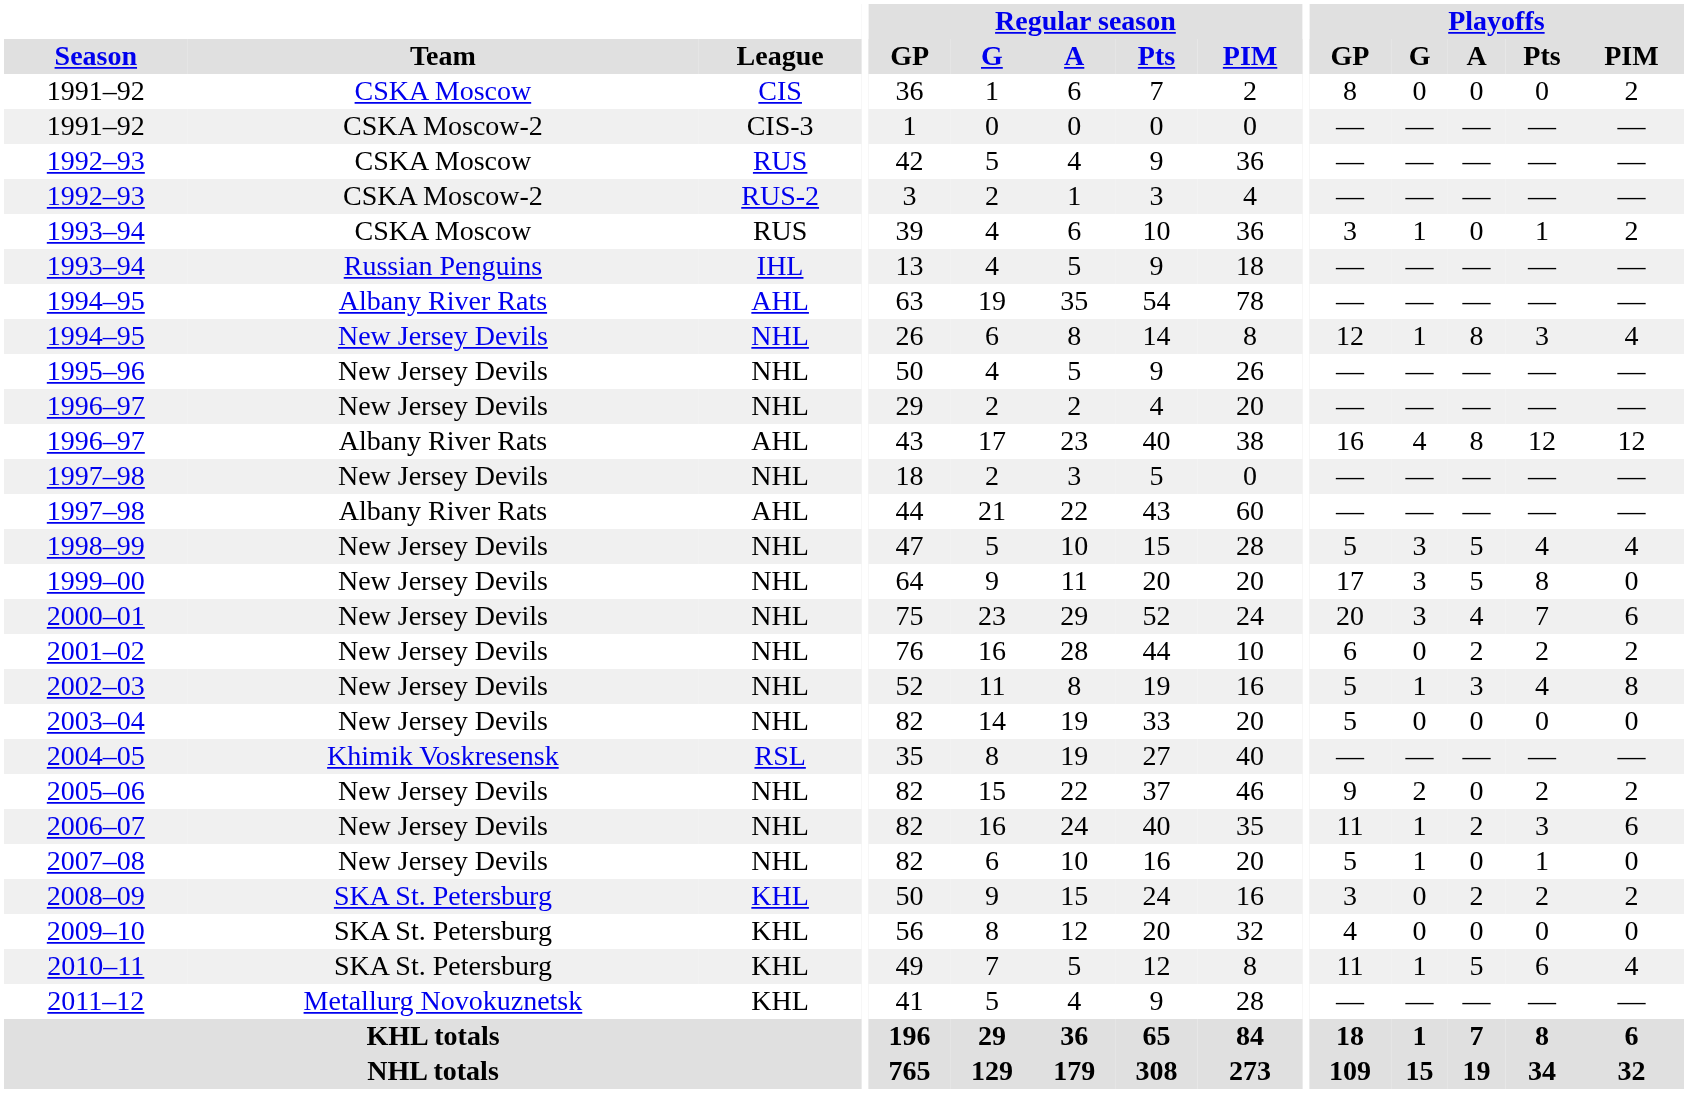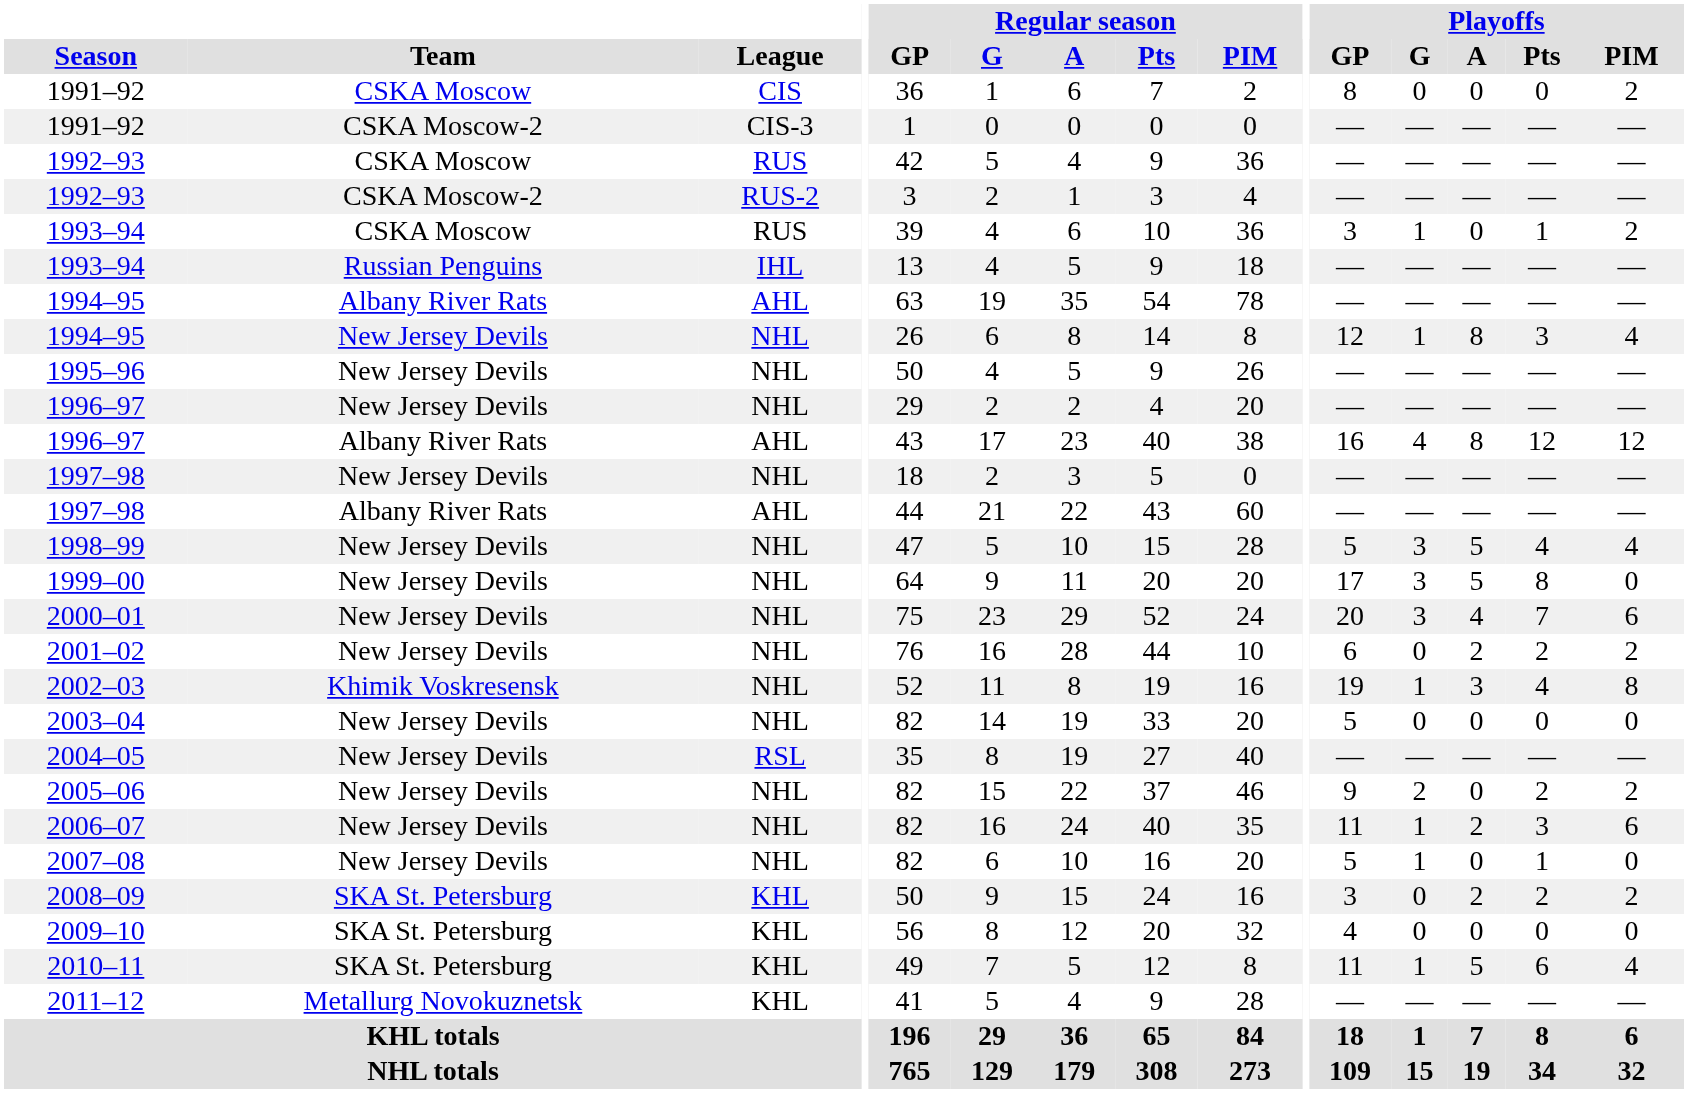(443, 686) New Jersey Devils -> (443, 686) Khimik Voskresensk
(1350, 686) 5 -> (1350, 686) 19
(443, 756) Khimik Voskresensk -> (443, 756) New Jersey Devils
